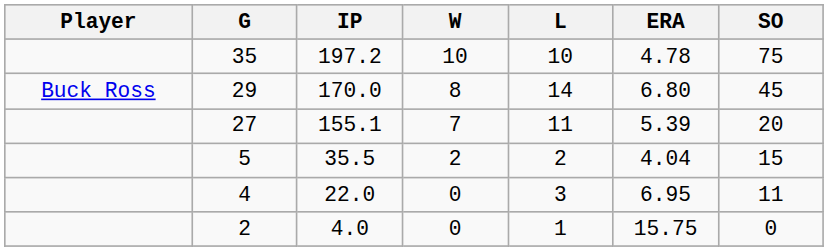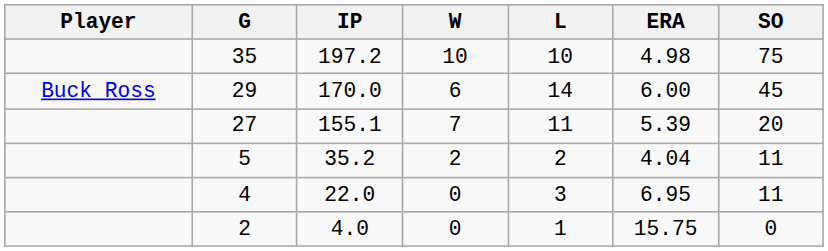(666, 57) 4.78 -> (666, 57) 4.98
(455, 91) 8 -> (455, 91) 6
(666, 91) 6.80 -> (666, 91) 6.00
(350, 160) 35.5 -> (350, 160) 35.2
(771, 160) 15 -> (771, 160) 11
